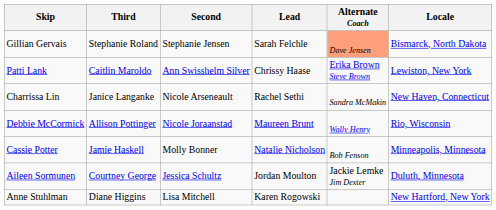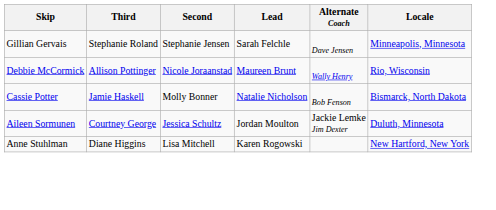(350, 49) lightsalmon background -> (333, 49) no background
(439, 44) Bismarck, North Dakota -> (418, 44) Minneapolis, Minnesota
- row: (27, 70)
- row: (33, 97)
(438, 150) Minneapolis, Minnesota -> (418, 97) Bismarck, North Dakota
